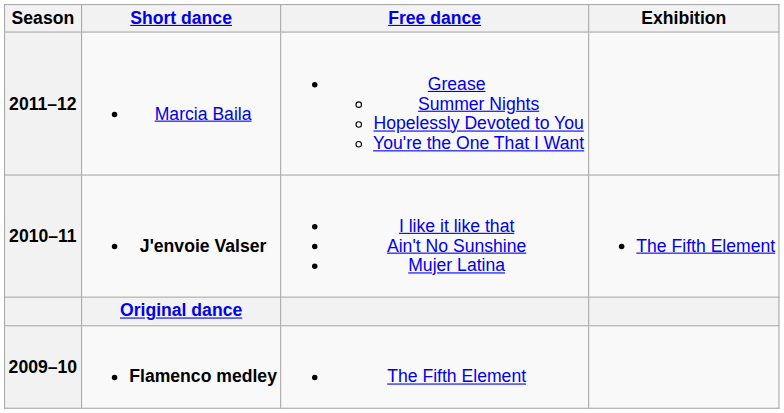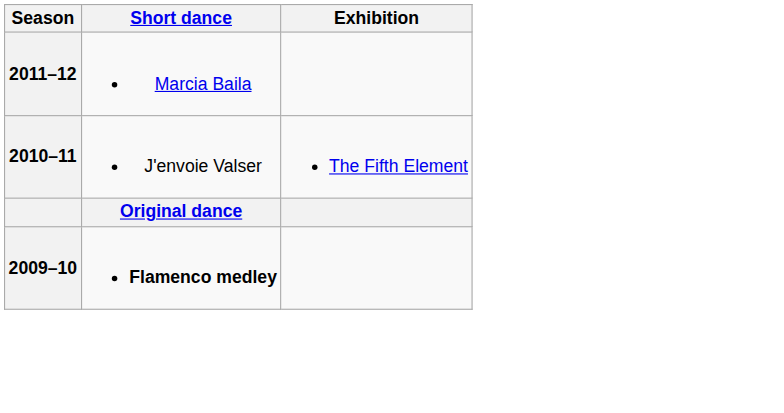- column: (435, 18)
(181, 246) bold -> (181, 167) normal
